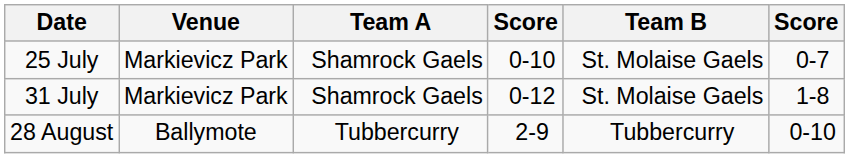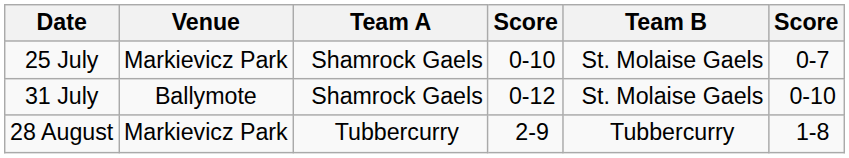(206, 96) Markievicz Park -> (206, 96) Ballymote
(806, 96) 1-8 -> (806, 96) 0-10
(206, 133) Ballymote -> (206, 133) Markievicz Park
(806, 133) 0-10 -> (806, 133) 1-8
